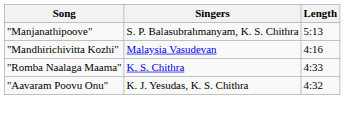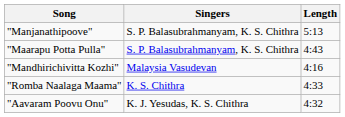+ row: (56, 49)
